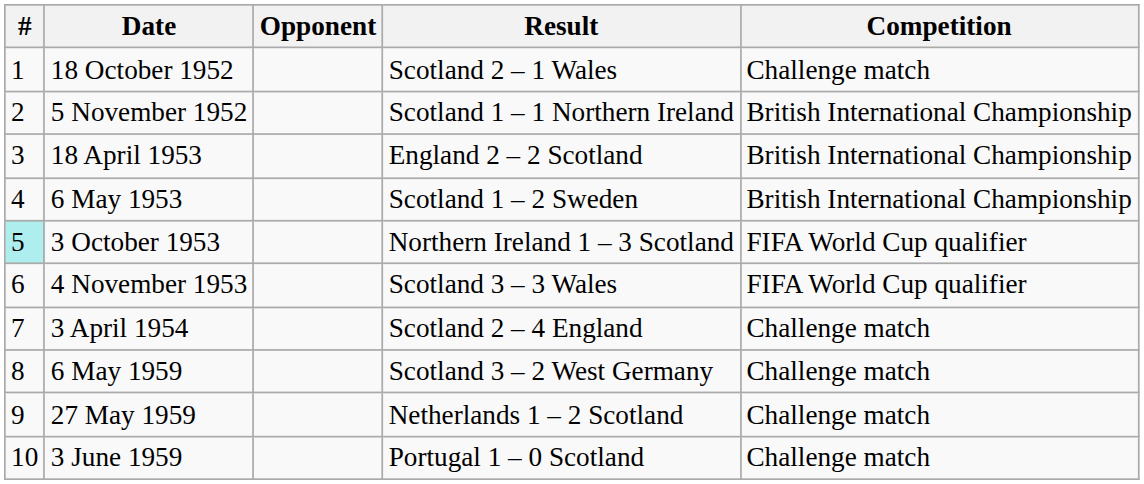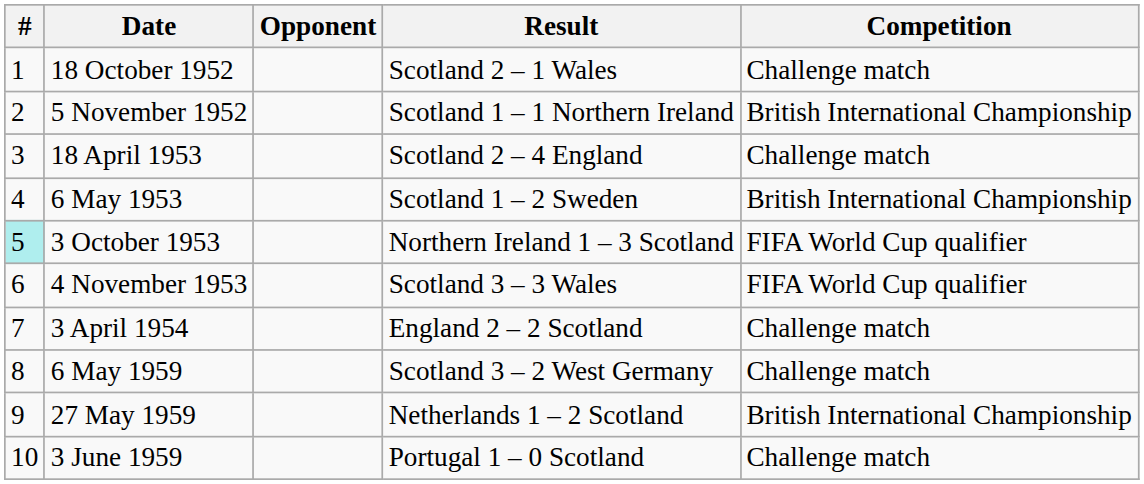(516, 155) England 2 – 2 Scotland -> (516, 155) Scotland 2 – 4 England
(939, 155) British International Championship -> (838, 155) Challenge match
(516, 328) Scotland 2 – 4 England -> (516, 328) England 2 – 2 Scotland
(838, 414) Challenge match -> (939, 414) British International Championship
